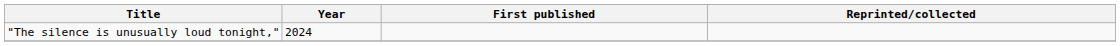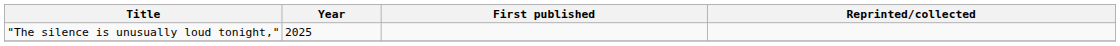(299, 32) 2024 -> (299, 32) 2025
